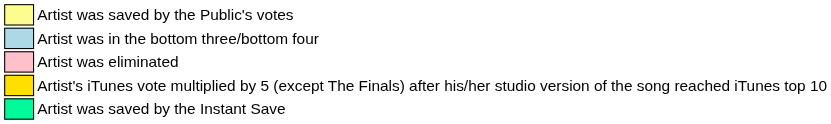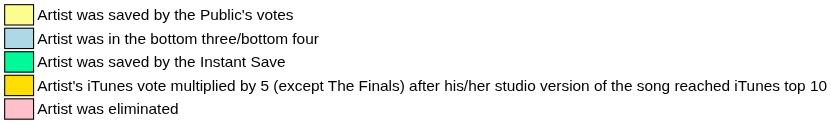rows swapped: (161, 109) <-> (108, 62)
